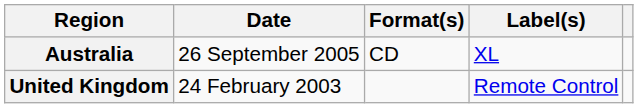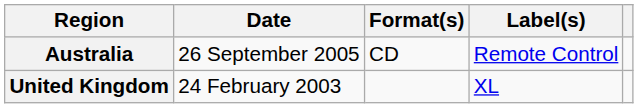(486, 53) XL -> (546, 53) Remote Control
(546, 86) Remote Control -> (486, 86) XL
